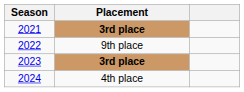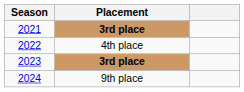(122, 45) 9th place -> (122, 45) 4th place
(122, 78) 4th place -> (122, 78) 9th place
